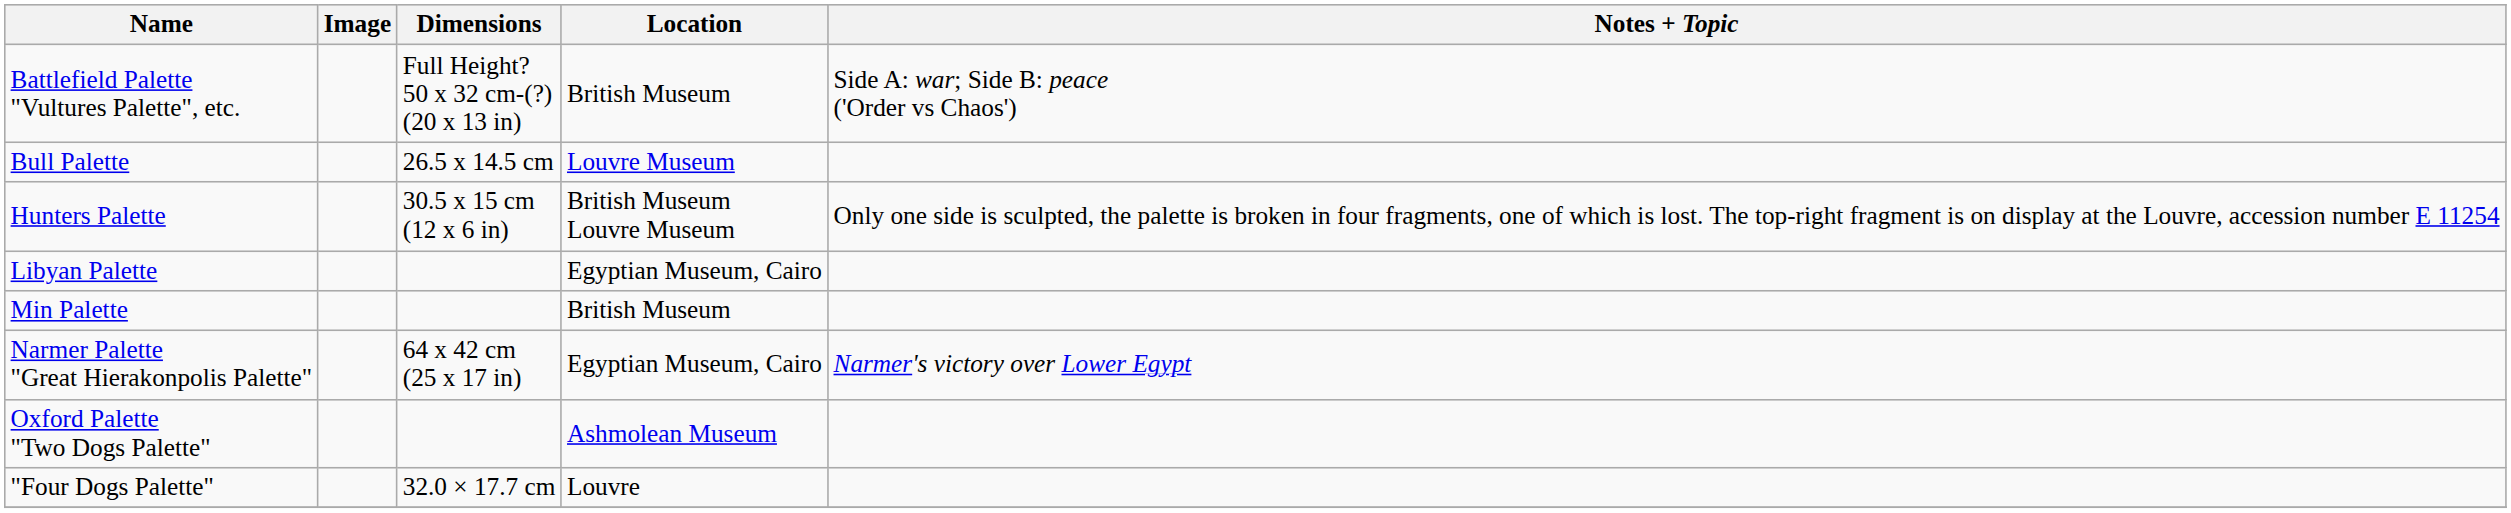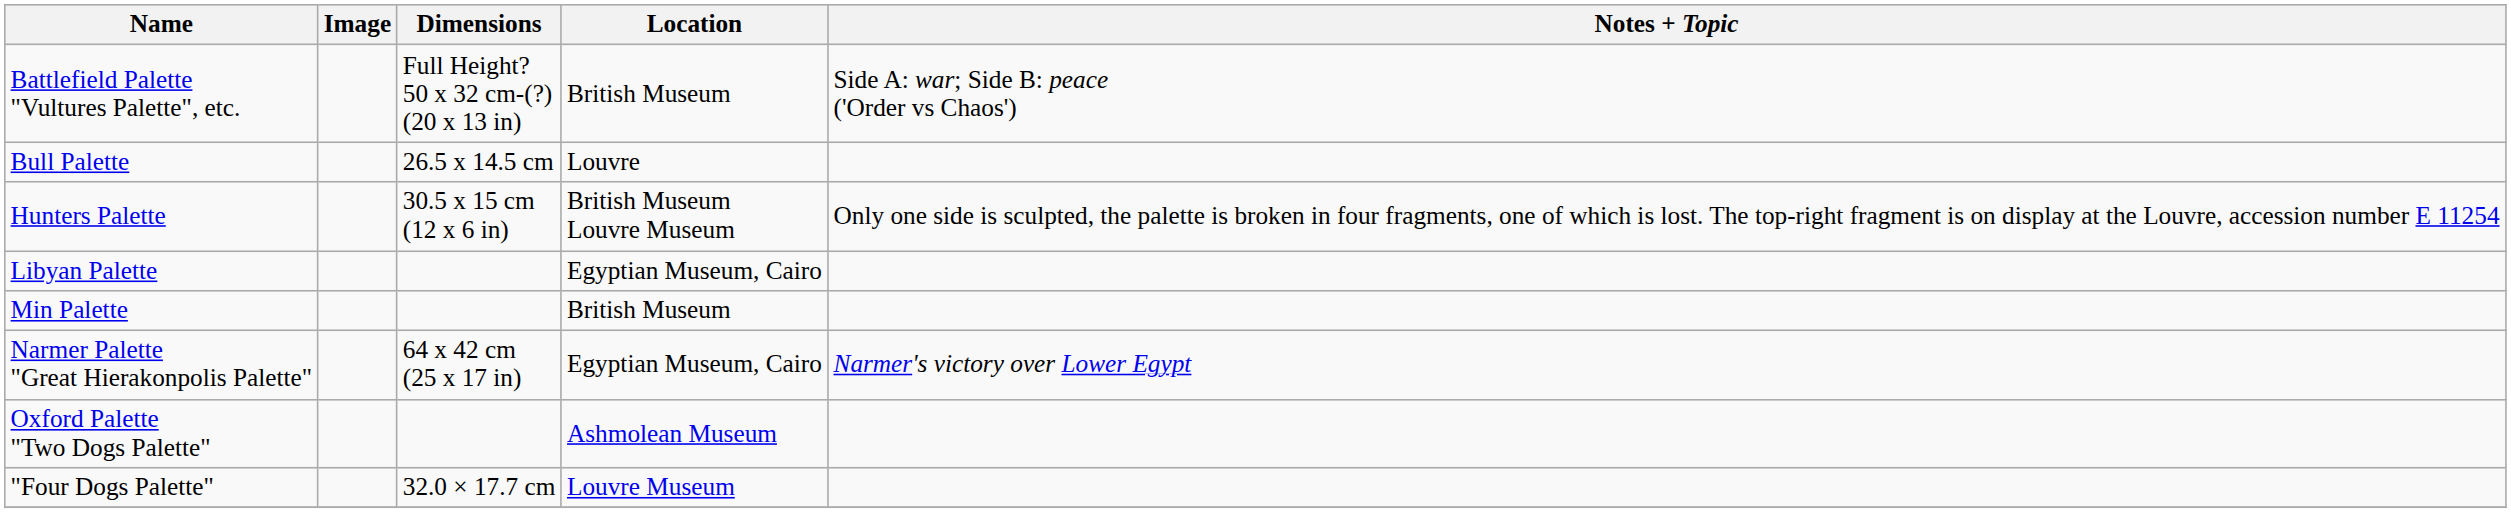(651, 161) Louvre Museum -> (603, 161) Louvre
(603, 487) Louvre -> (651, 487) Louvre Museum
